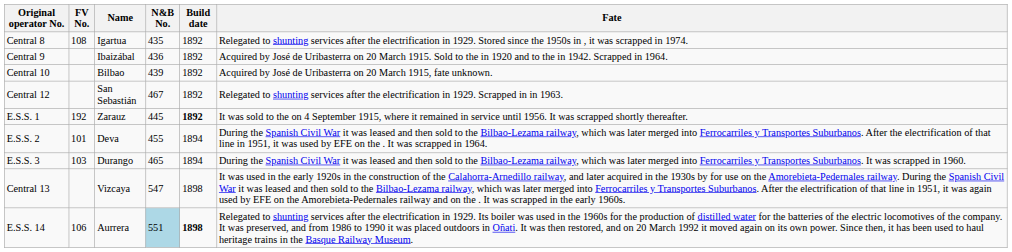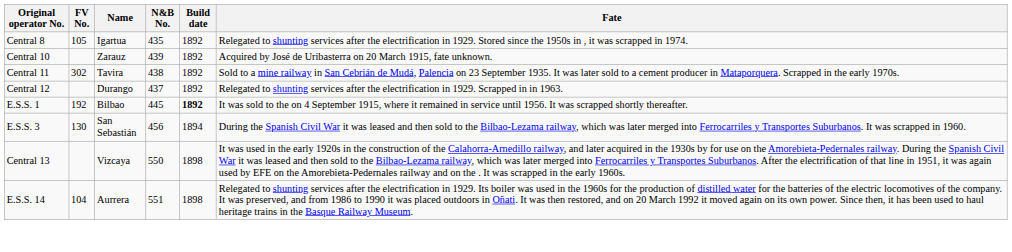(79, 40) 108 -> (79, 40) 105
- row: (26, 56)
(111, 72) Bilbao -> (111, 56) Zarauz
+ row: (28, 72)
(117, 94) San Sebastián -> (115, 89) Durango
(156, 94) 467 -> (156, 89) 437
(111, 116) Zarauz -> (111, 105) Bilbao
- row: (23, 138)
(79, 160) 103 -> (79, 127) 130
(115, 160) Durango -> (117, 127) San Sebastián
(156, 160) 465 -> (156, 127) 456
(156, 188) 547 -> (156, 160) 550
(79, 227) 106 -> (79, 200) 104
(156, 227) lightblue background -> (156, 200) no background
(192, 227) bold -> (192, 200) normal
